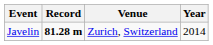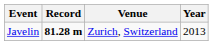(194, 31) 2014 -> (194, 31) 2013
